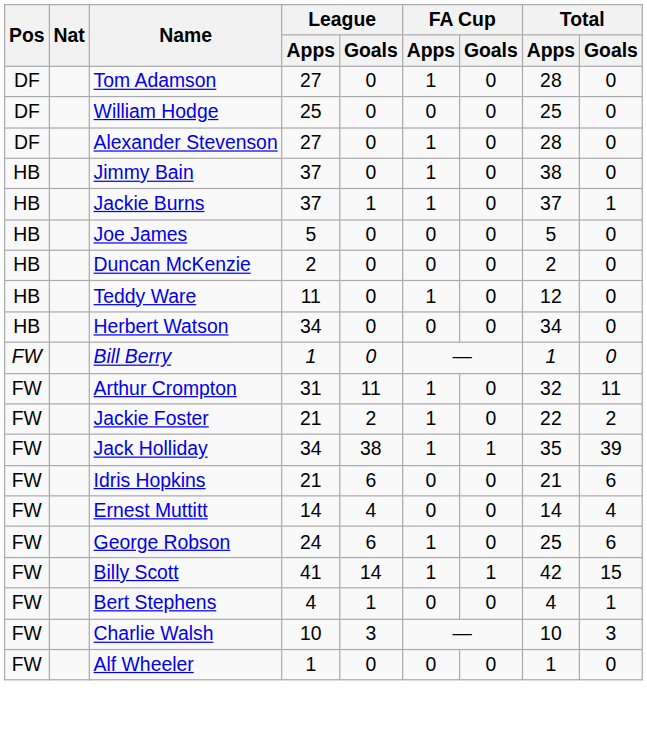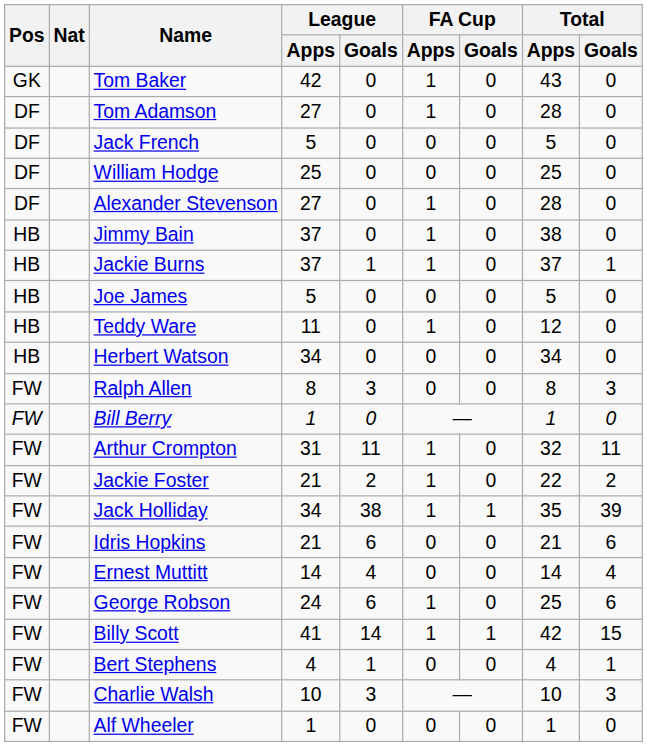+ row: (140, 81)
+ row: (146, 142)
- row: (172, 265)
+ row: (143, 388)
